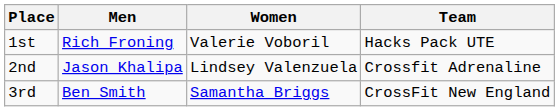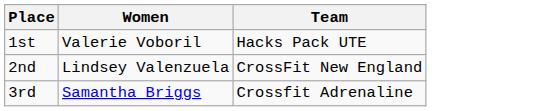- column: (122, 17)
(453, 68) Crossfit Adrenaline -> (329, 68) CrossFit New England
(457, 93) CrossFit New England -> (325, 93) Crossfit Adrenaline
